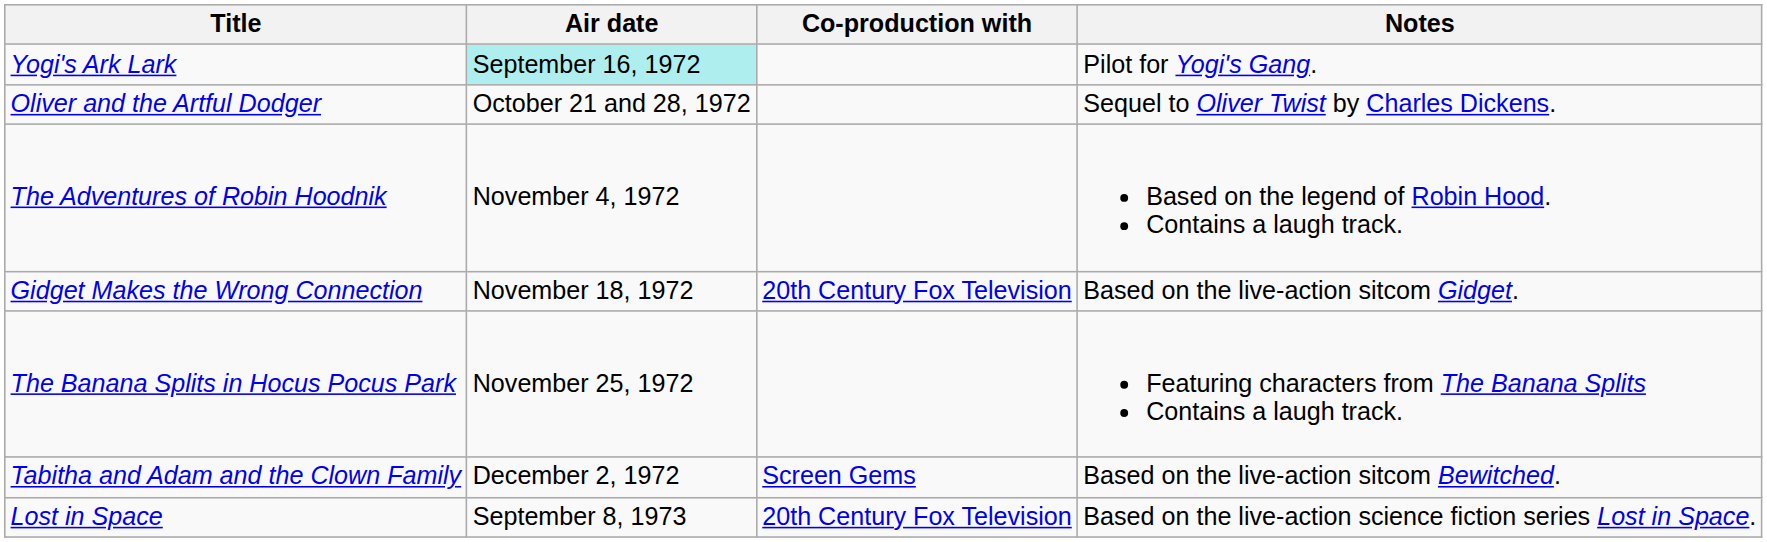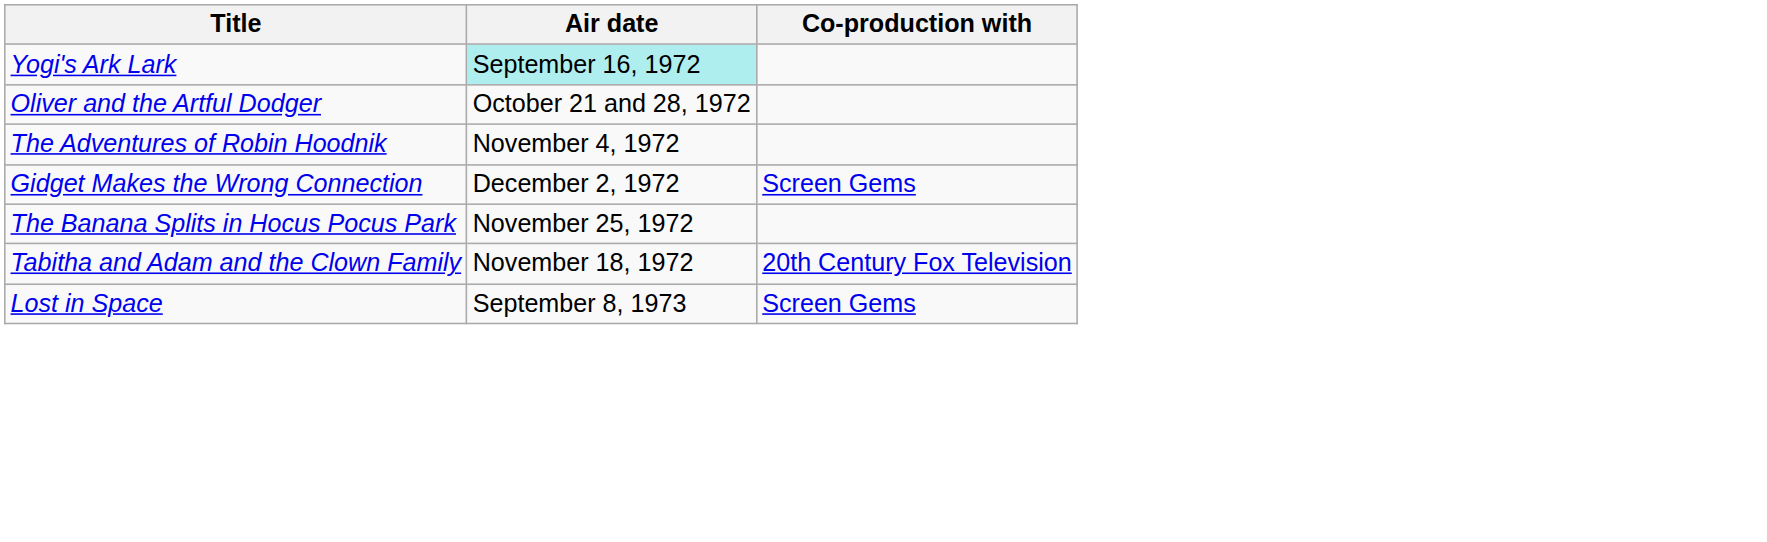- column: (1420, 24)
(583, 290) November 18, 1972 -> (576, 183) December 2, 1972
(917, 290) 20th Century Fox Television -> (839, 183) Screen Gems
(576, 476) December 2, 1972 -> (583, 263) November 18, 1972
(839, 476) Screen Gems -> (917, 263) 20th Century Fox Television
(917, 516) 20th Century Fox Television -> (839, 303) Screen Gems
